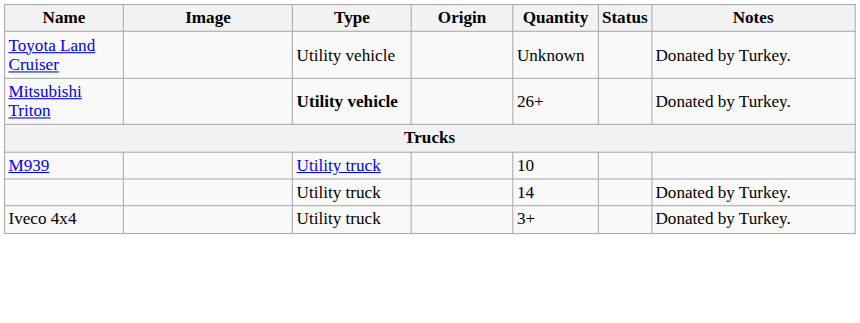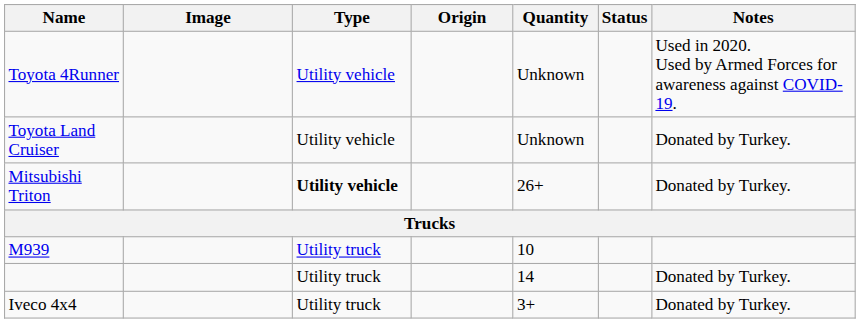+ row: (64, 74)
